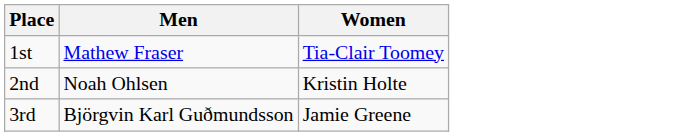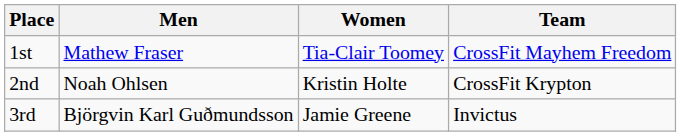+ column: (562, 20)
